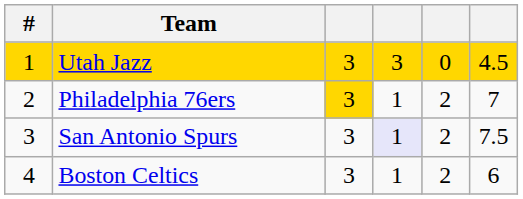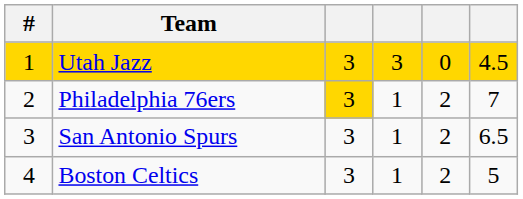(397, 136) lavender background -> (397, 136) no background
(494, 136) 7.5 -> (494, 136) 6.5
(494, 174) 6 -> (494, 174) 5
